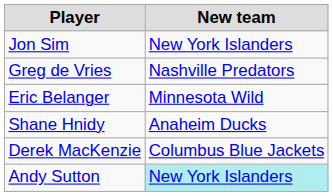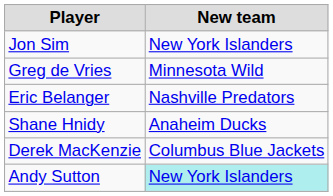(222, 71) Nashville Predators -> (206, 71) Minnesota Wild
(206, 97) Minnesota Wild -> (222, 97) Nashville Predators
